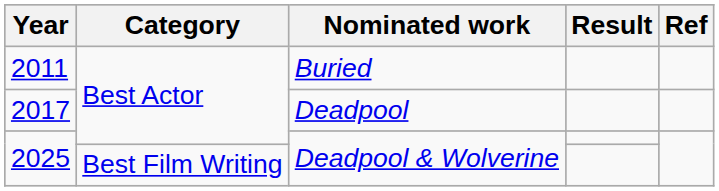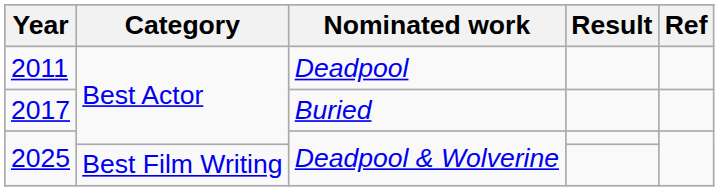(333, 67) Buried -> (352, 67) Deadpool
(352, 109) Deadpool -> (333, 109) Buried
